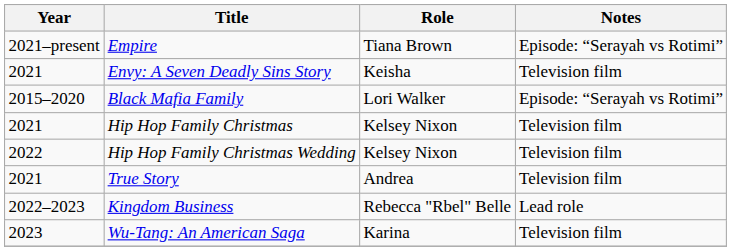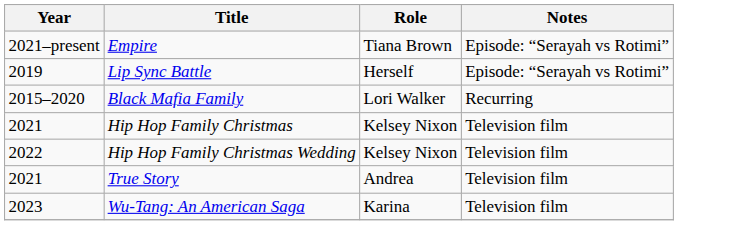+ row: (159, 71)
- row: (219, 71)
(621, 98) Episode: “Serayah vs Rotimi” -> (499, 98) Recurring
- row: (171, 206)
